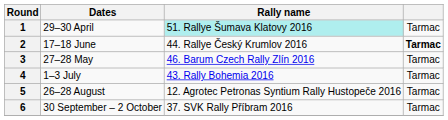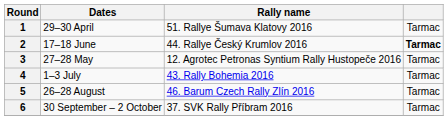(239, 28) paleturquoise background -> (239, 28) no background
(240, 59) 46. Barum Czech Rally Zlín 2016 -> (284, 59) 12. Agrotec Petronas Syntium Rally Hustopeče 2016
(284, 91) 12. Agrotec Petronas Syntium Rally Hustopeče 2016 -> (240, 91) 46. Barum Czech Rally Zlín 2016
